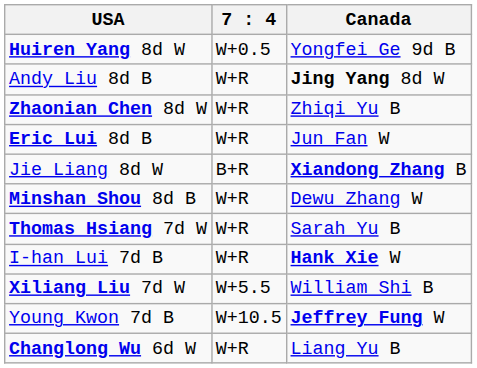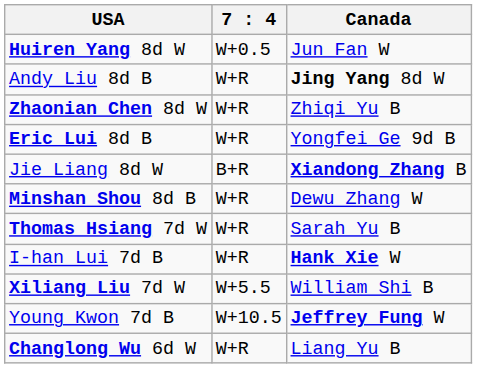(373, 50) Yongfei Ge 9d B -> (340, 50) Jun Fan W
(340, 139) Jun Fan W -> (373, 139) Yongfei Ge 9d B
